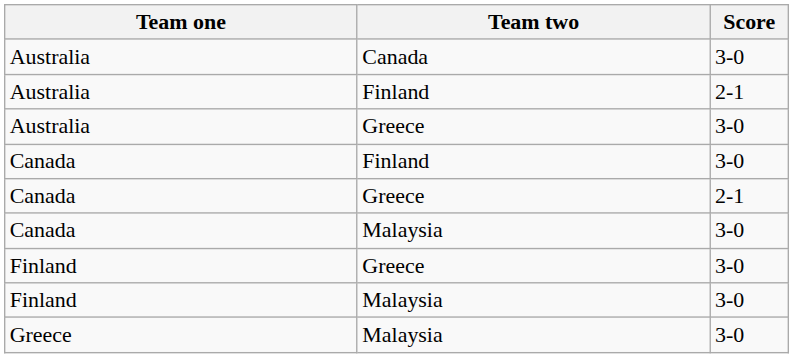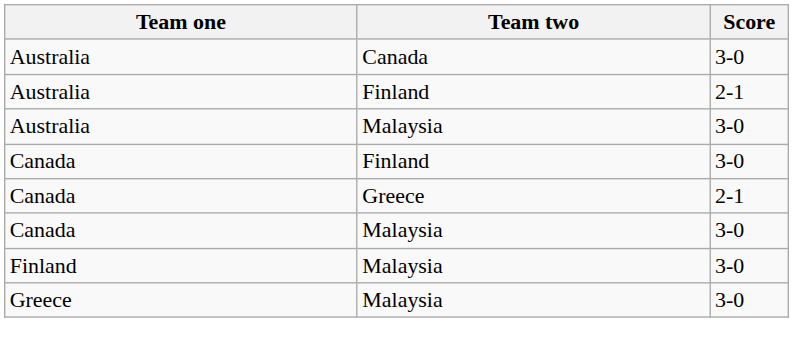- row: (50, 126)
+ row: (50, 126)
- row: (43, 265)
